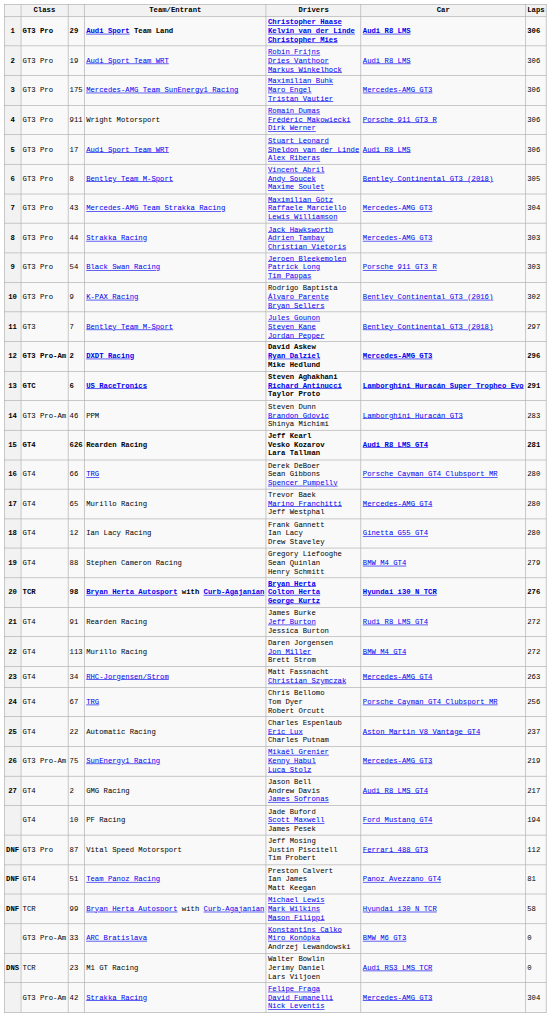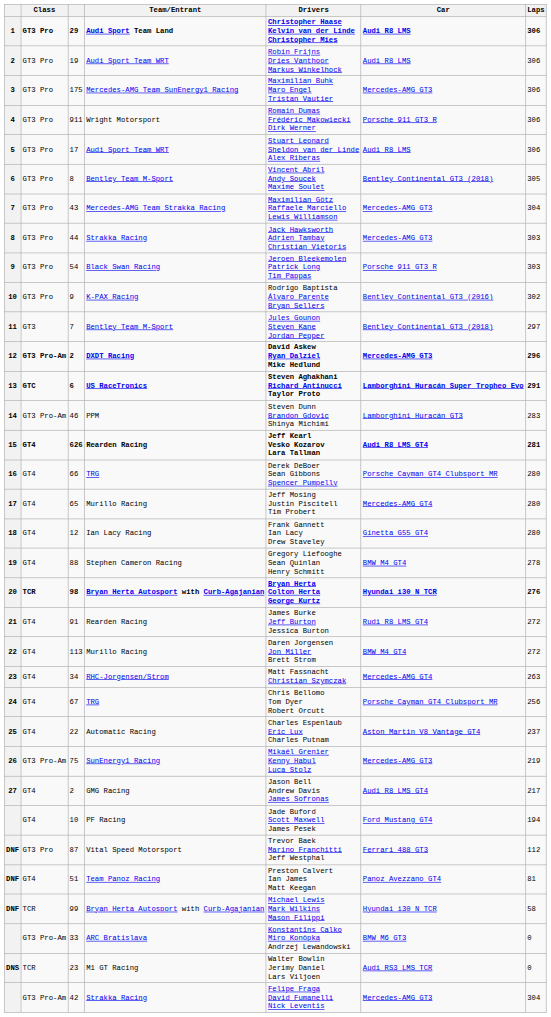(305, 504) Trevor Baek Marino Franchitti Jeff Westphal -> (303, 504) Jeff Mosing Justin Piscitell Tim Probert
(534, 563) 279 -> (534, 563) 278
(303, 850) Jeff Mosing Justin Piscitell Tim Probert -> (305, 850) Trevor Baek Marino Franchitti Jeff Westphal
